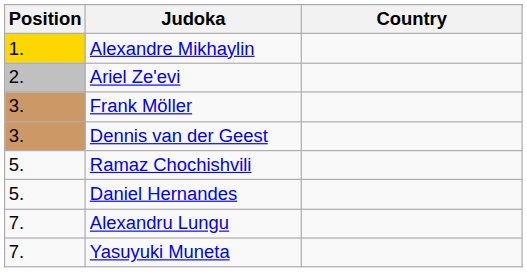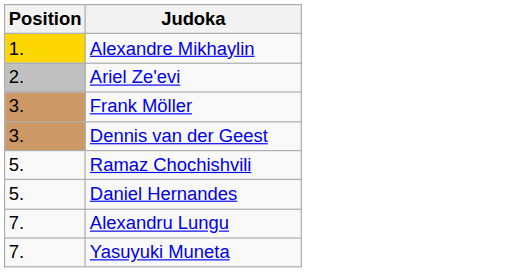- column: (412, 19)
